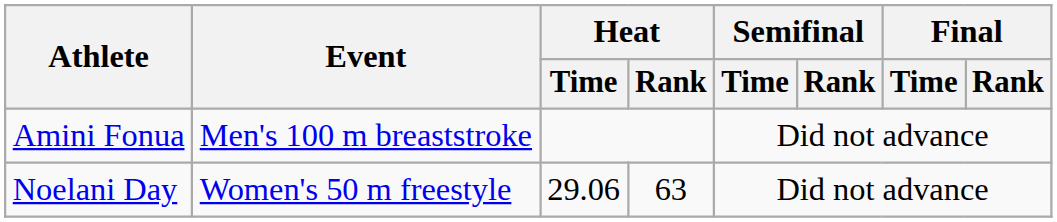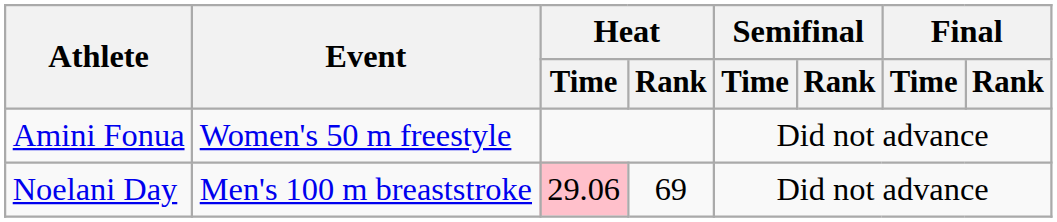(366, 135) Men's 100 m breaststroke -> (356, 135) Women's 50 m freestyle
(356, 189) Women's 50 m freestyle -> (366, 189) Men's 100 m breaststroke
(584, 189) no background -> (584, 189) pink background
(671, 189) 63 -> (671, 189) 69
